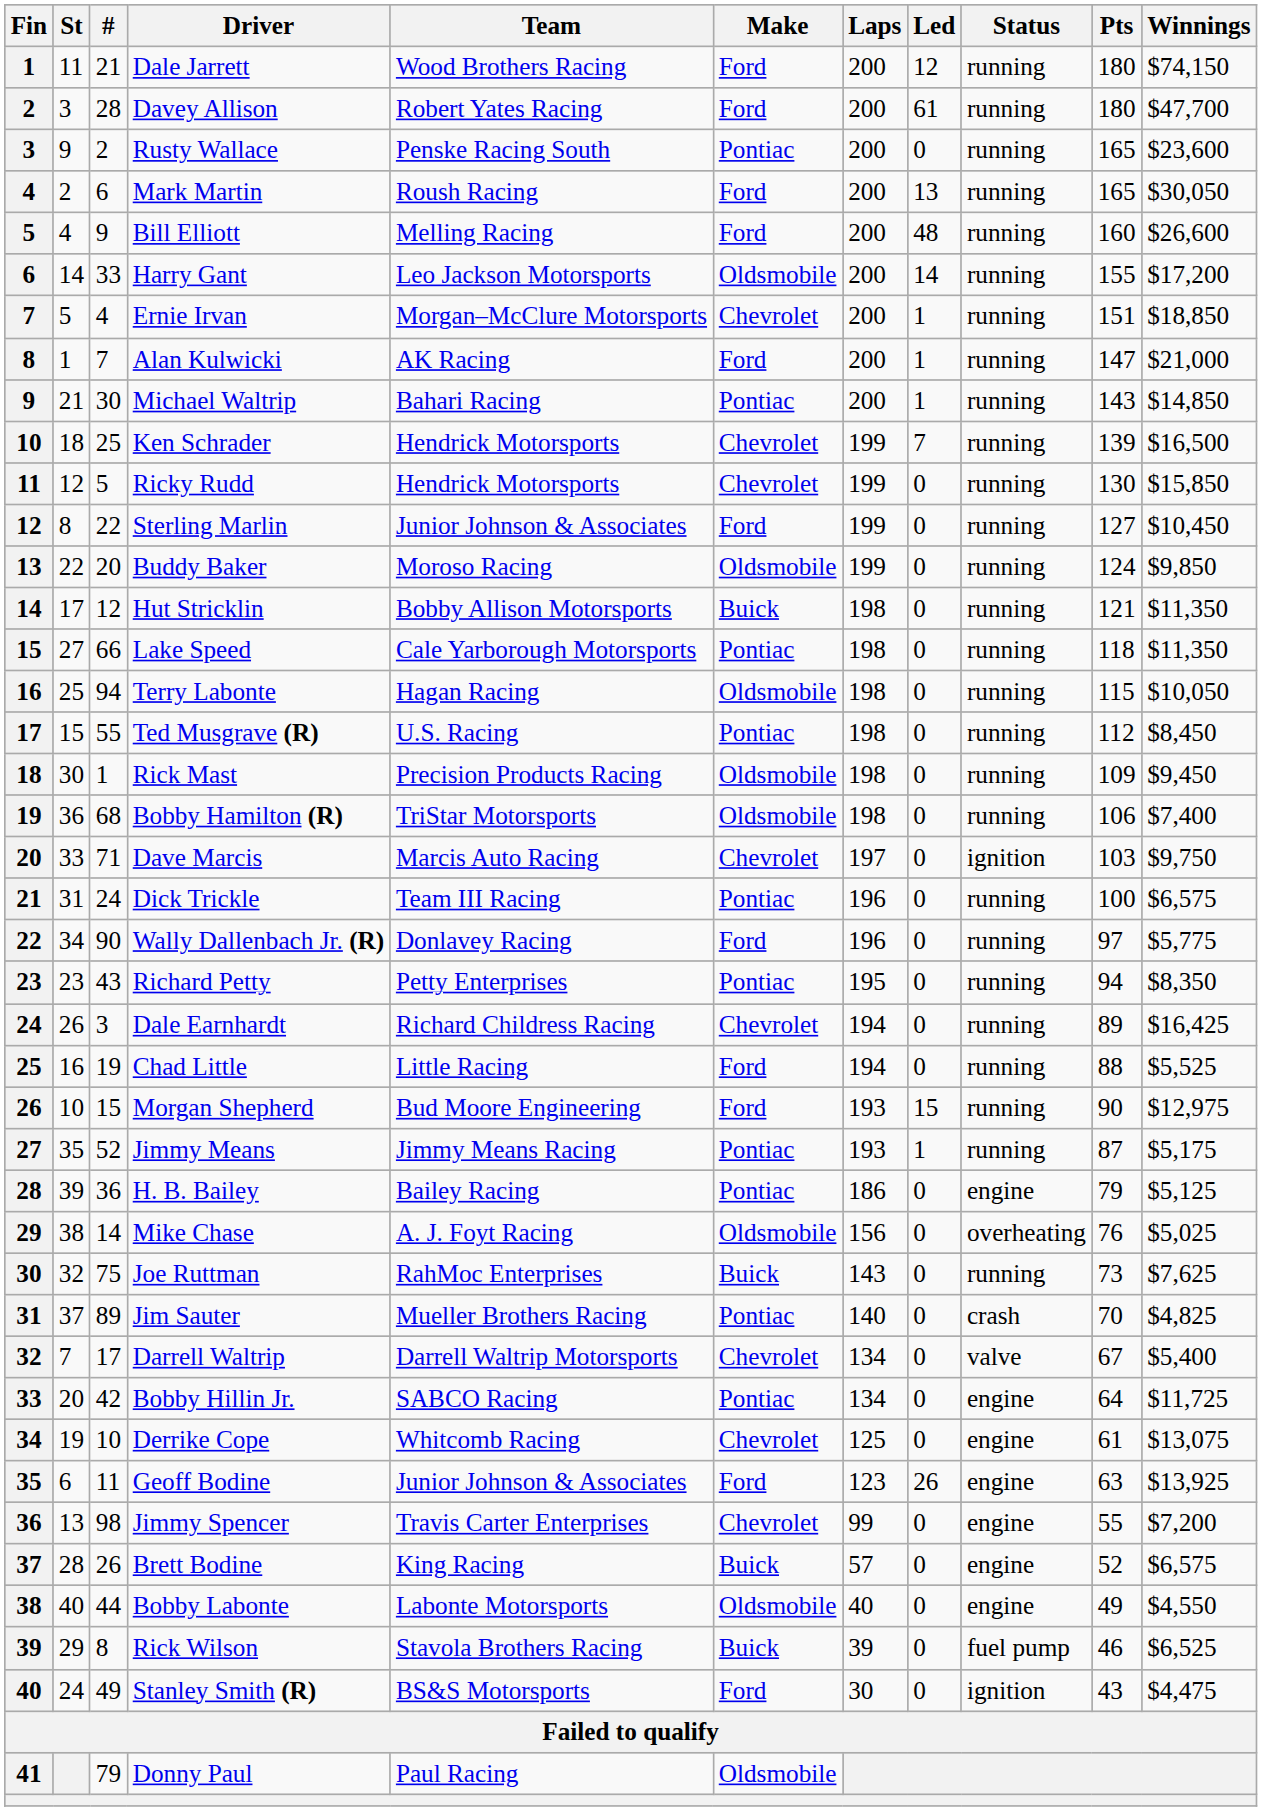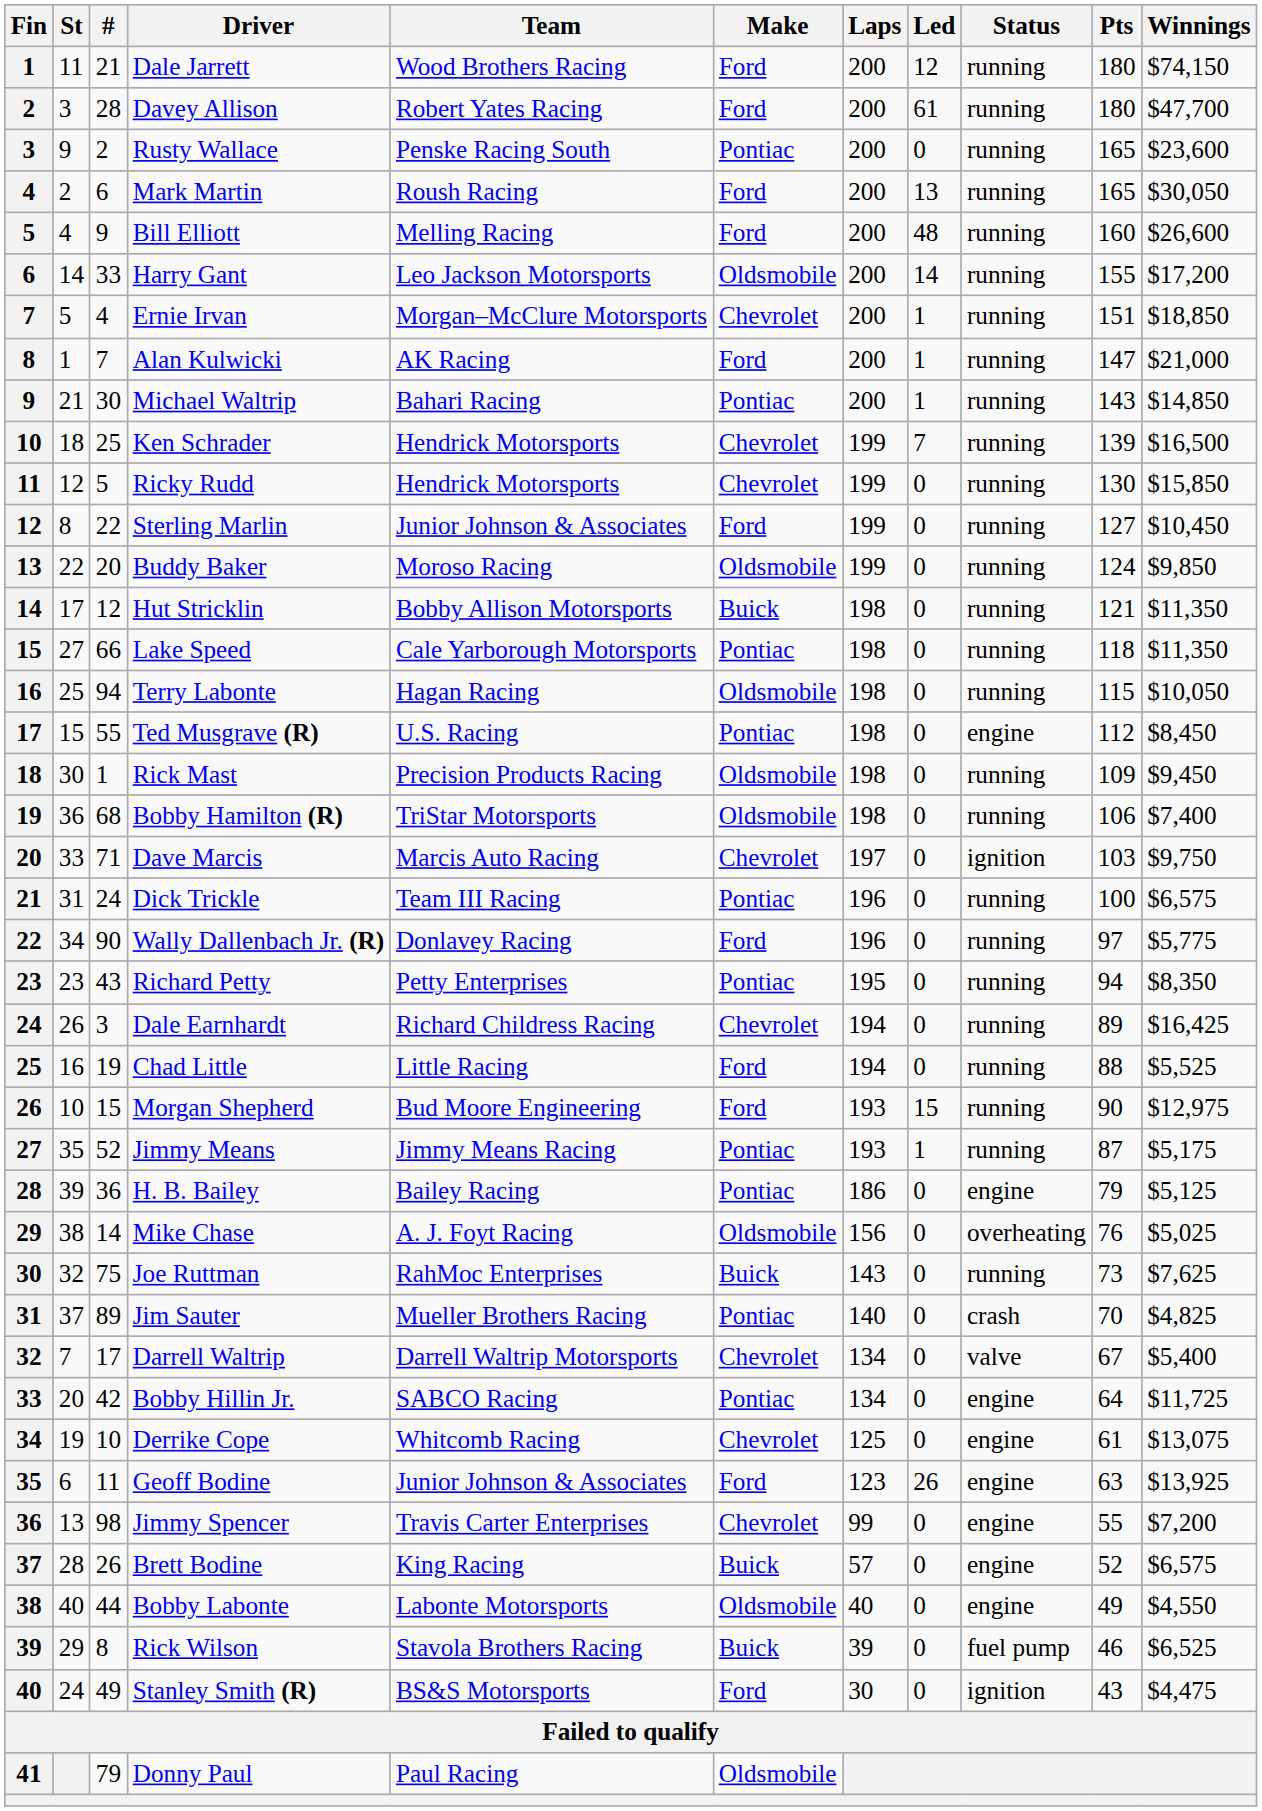(1006, 732) running -> (1001, 732) engine
